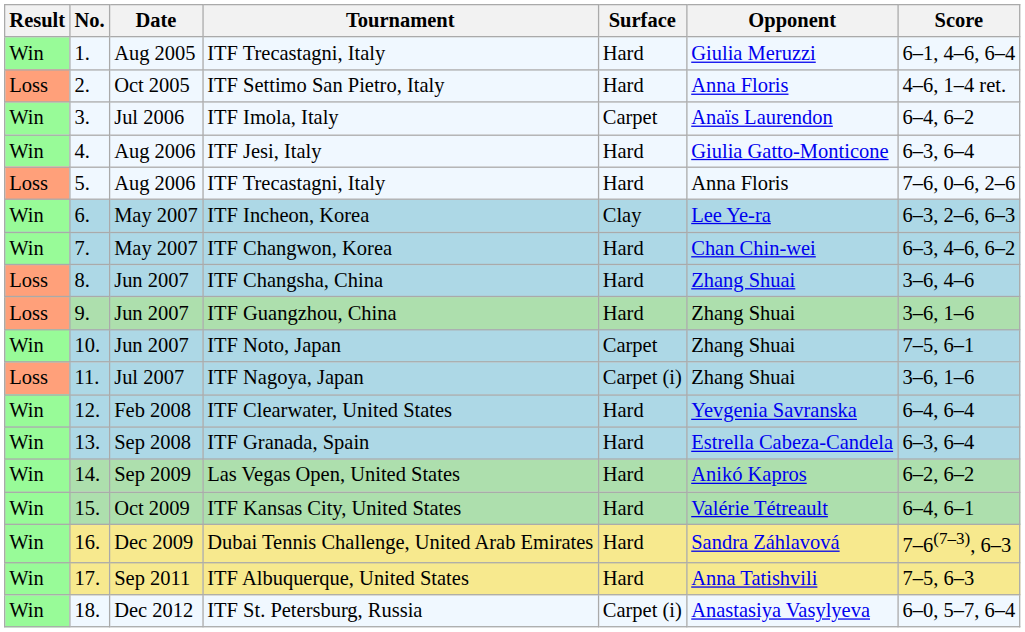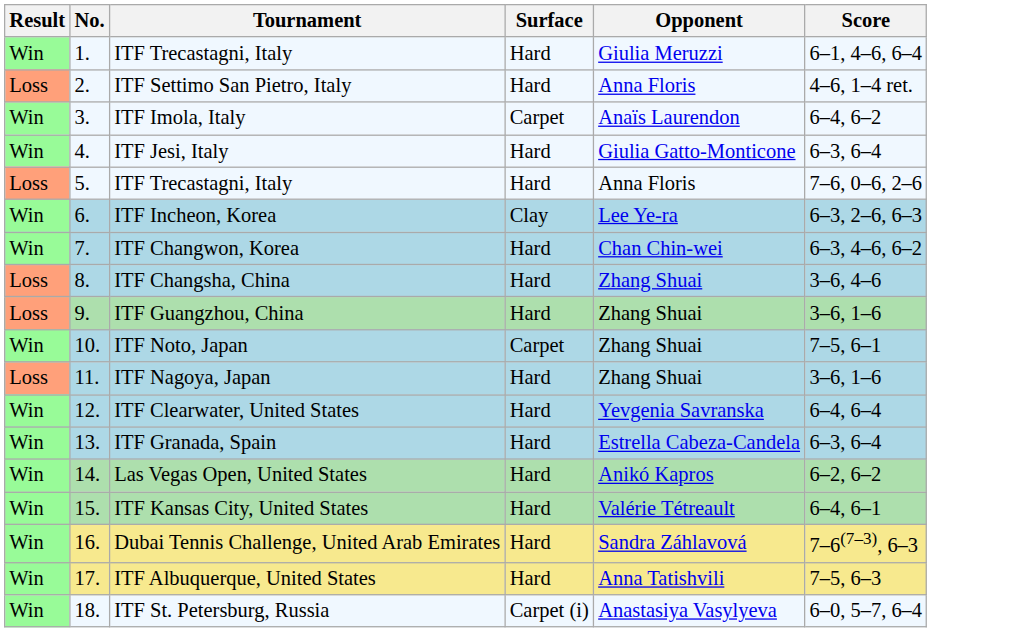- column: (156, 20)
(642, 378) Carpet (i) -> (530, 378) Hard
